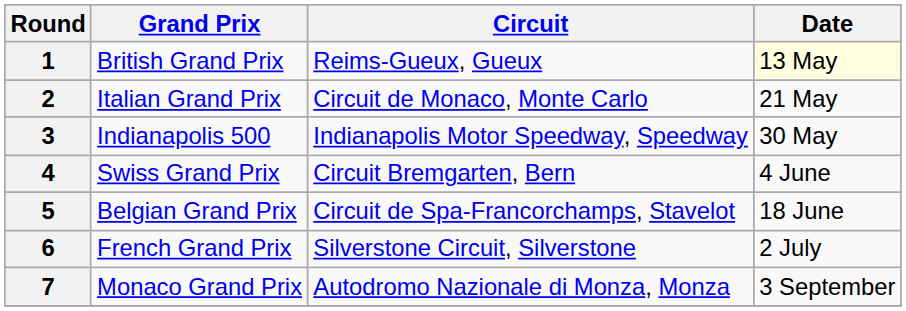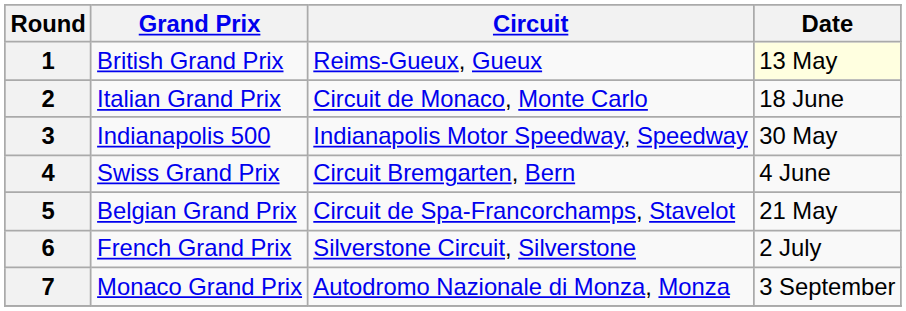(798, 98) 21 May -> (802, 98) 18 June
(802, 211) 18 June -> (798, 211) 21 May
